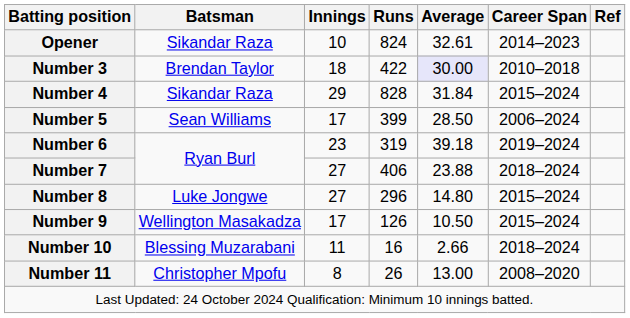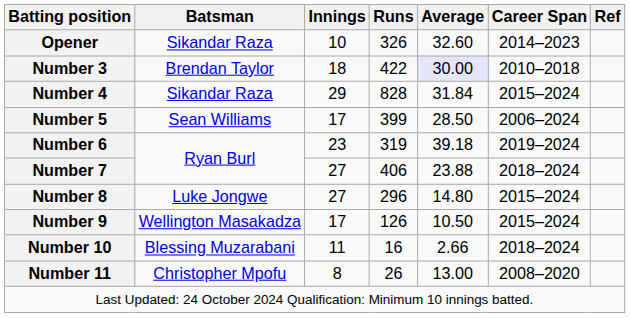(394, 42) 824 -> (394, 42) 326
(453, 42) 32.61 -> (453, 42) 32.60
